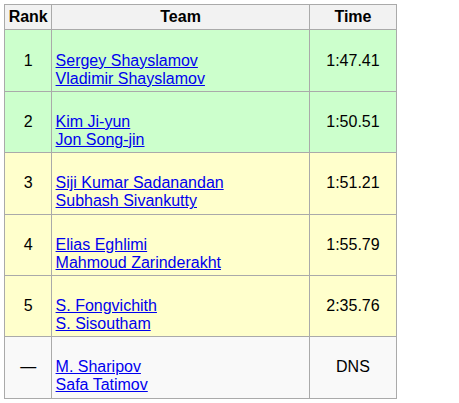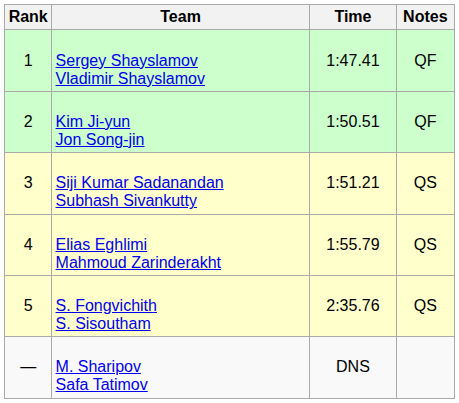+ column: (425, 17)
